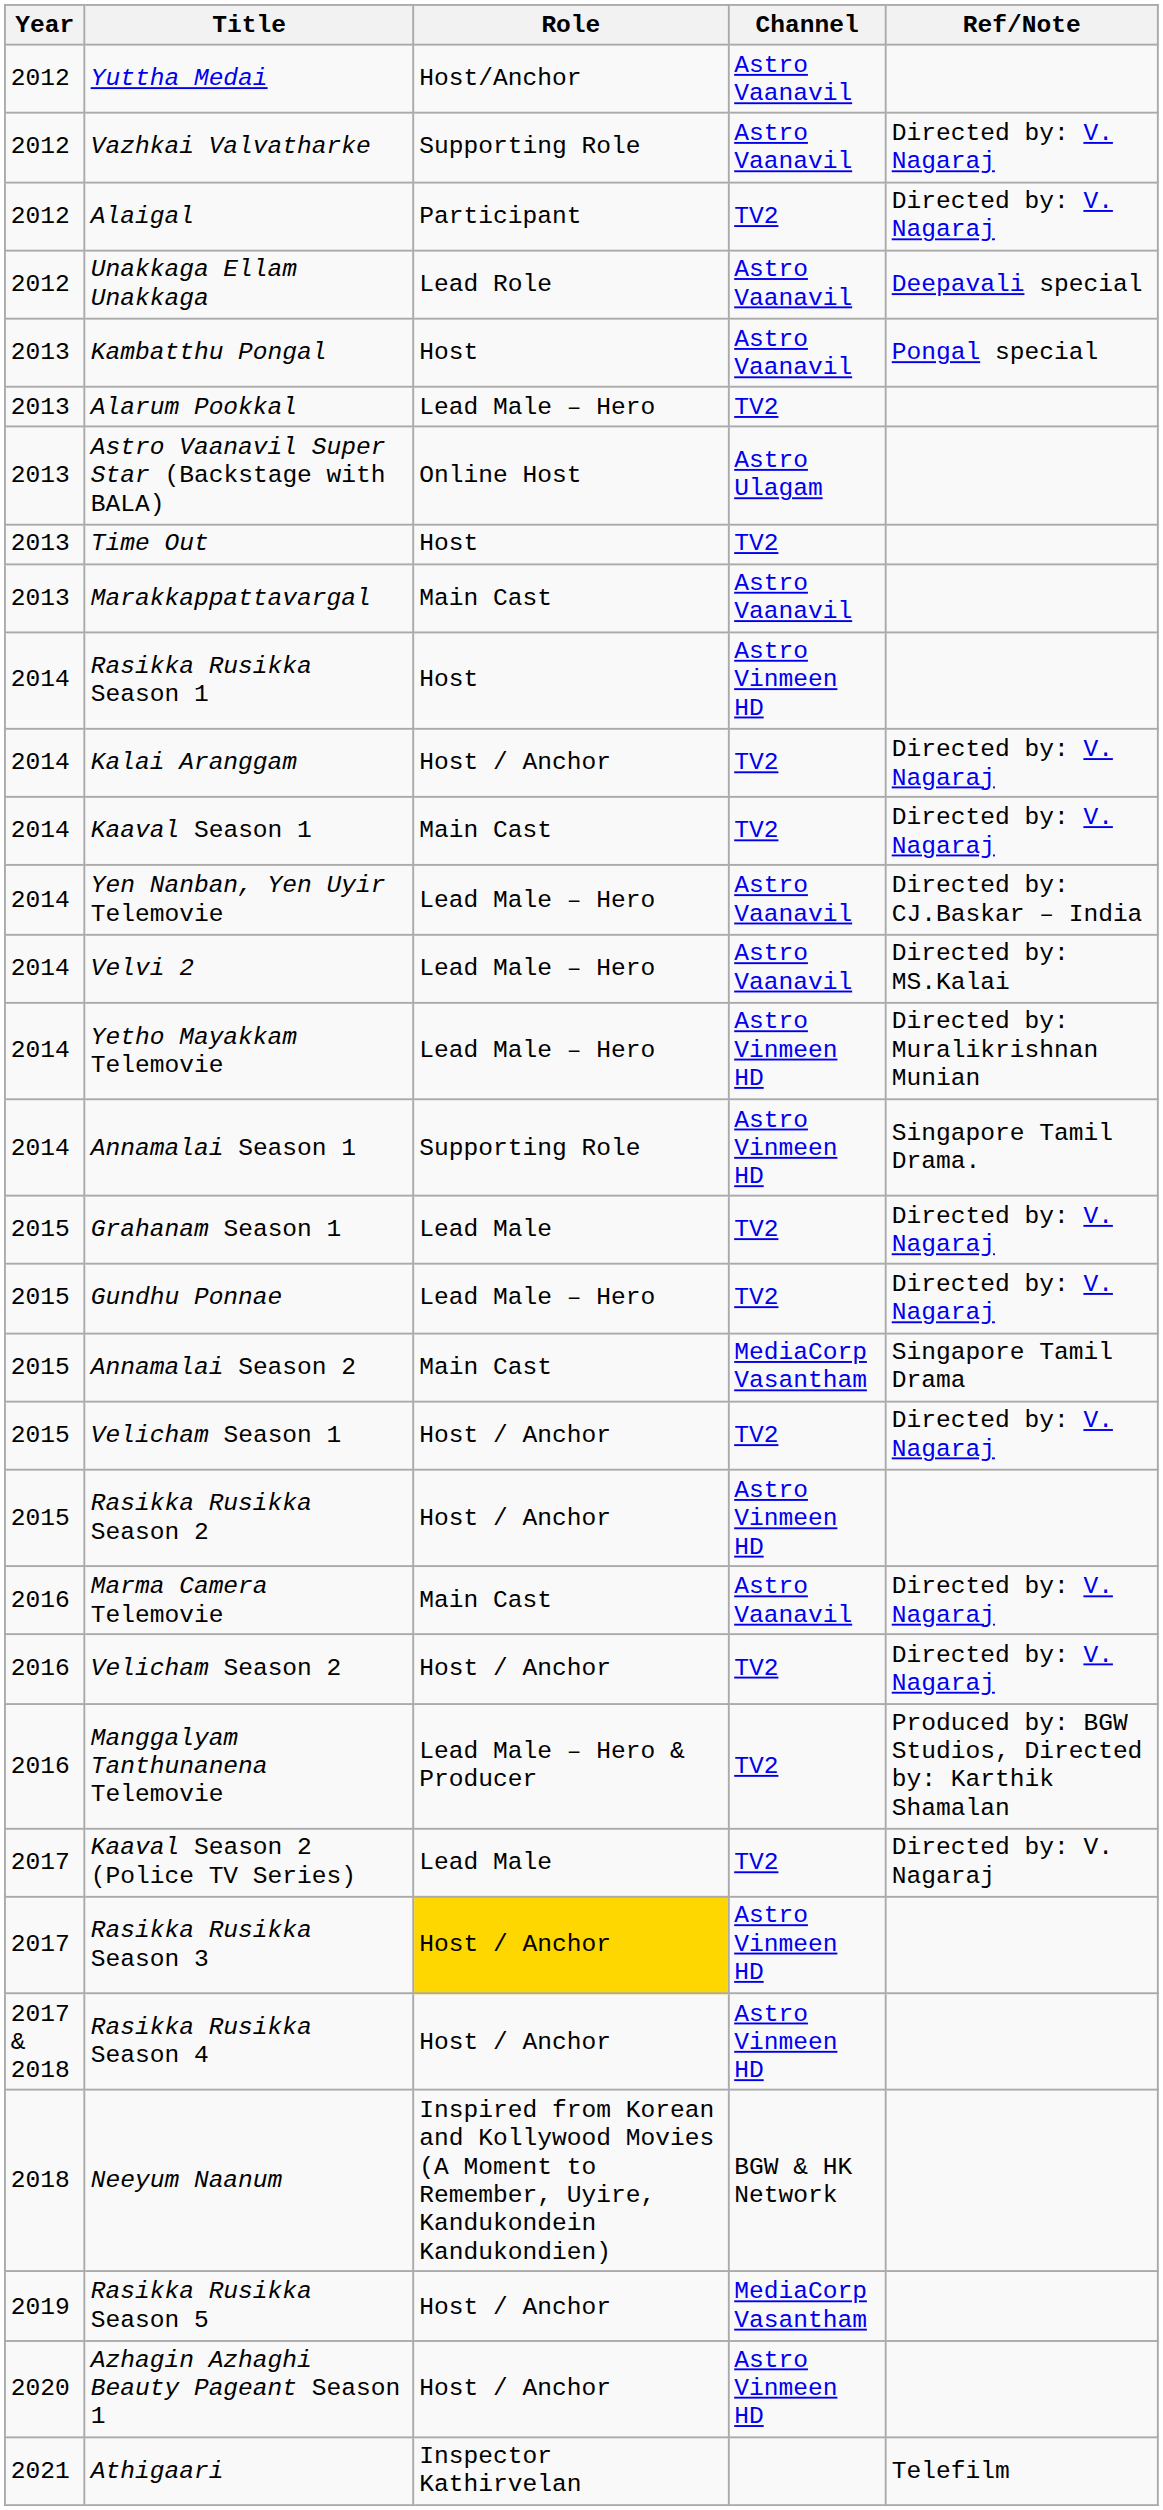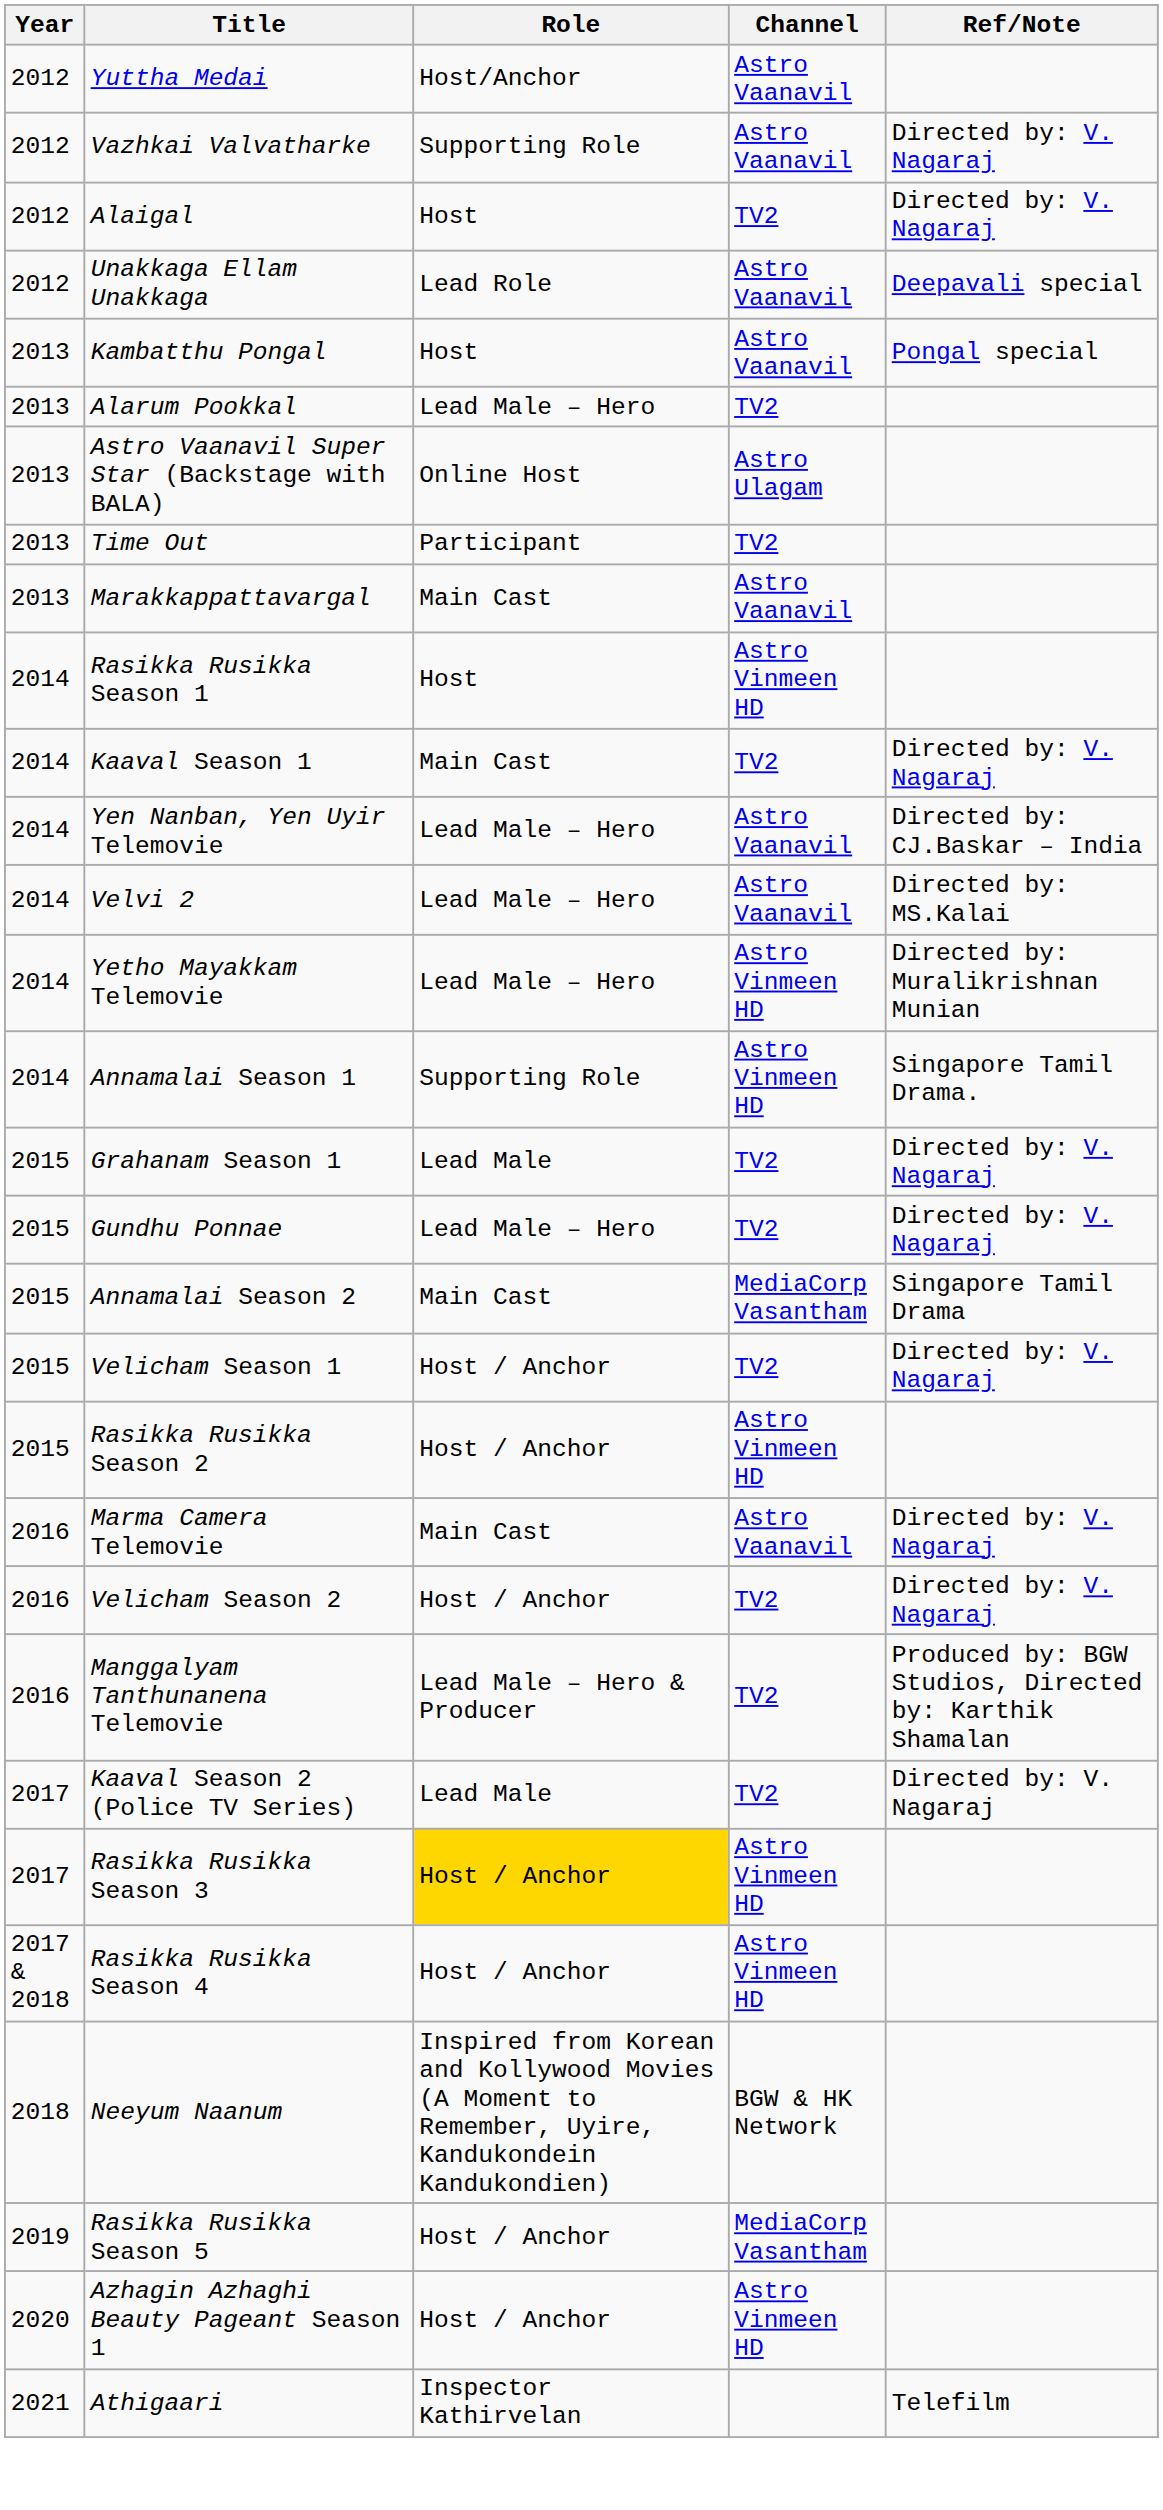(500, 216) Participant -> (449, 216) Host
(449, 544) Host -> (500, 544) Participant
- row: (194, 763)
